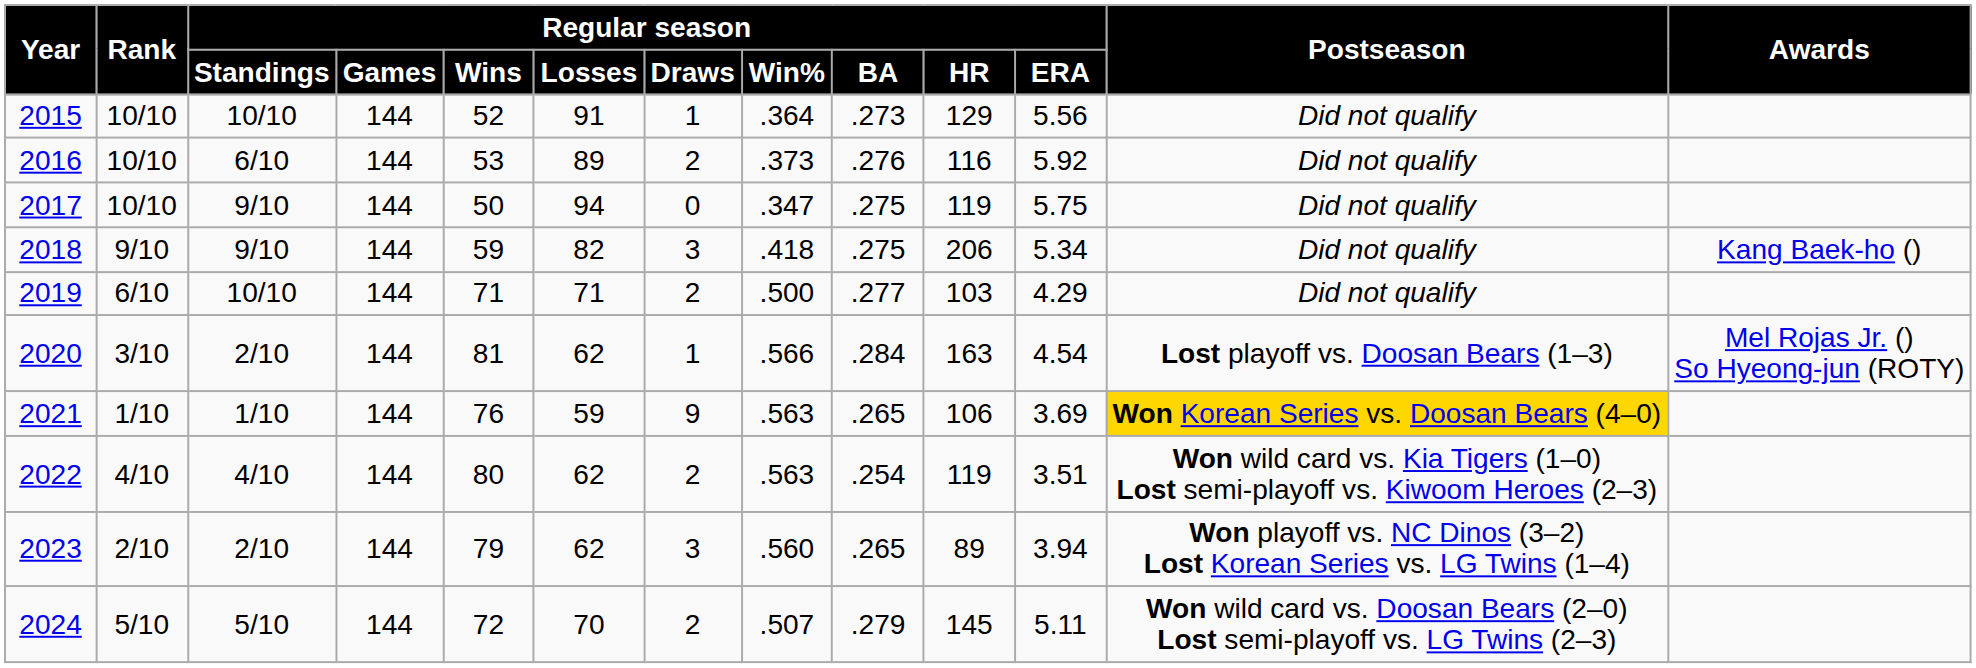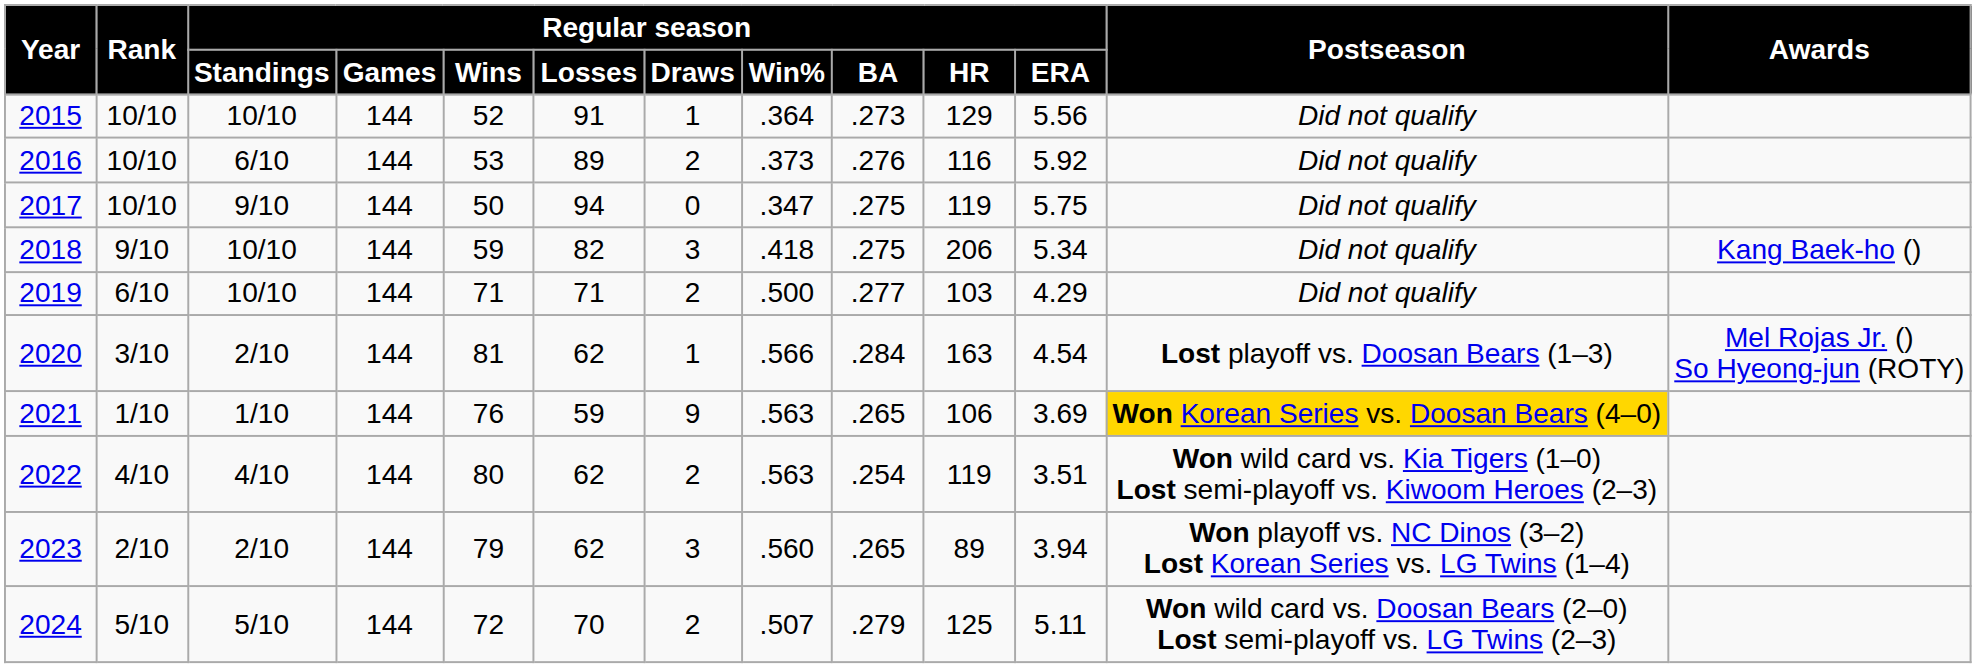(262, 249) 9/10 -> (262, 249) 10/10
(969, 625) 145 -> (969, 625) 125
